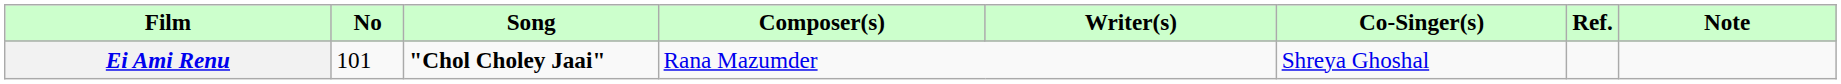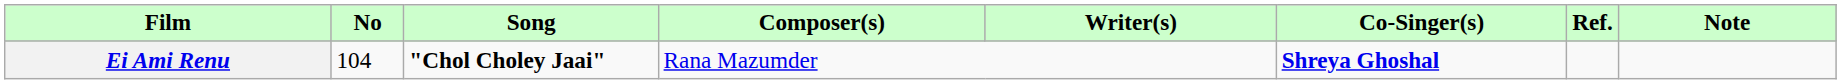(354, 59) 101 -> (354, 59) 104
(1355, 59) normal -> (1360, 59) bold
